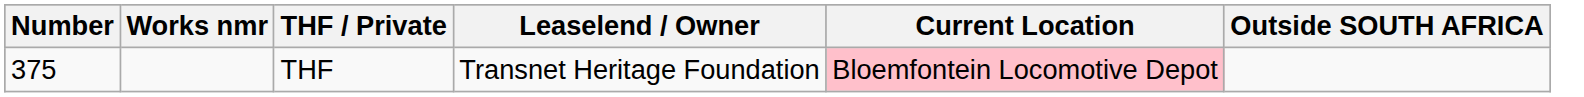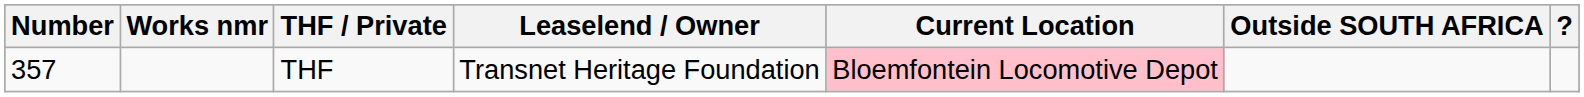+ column: (1565, 26)
(34, 69) 375 -> (34, 69) 357
